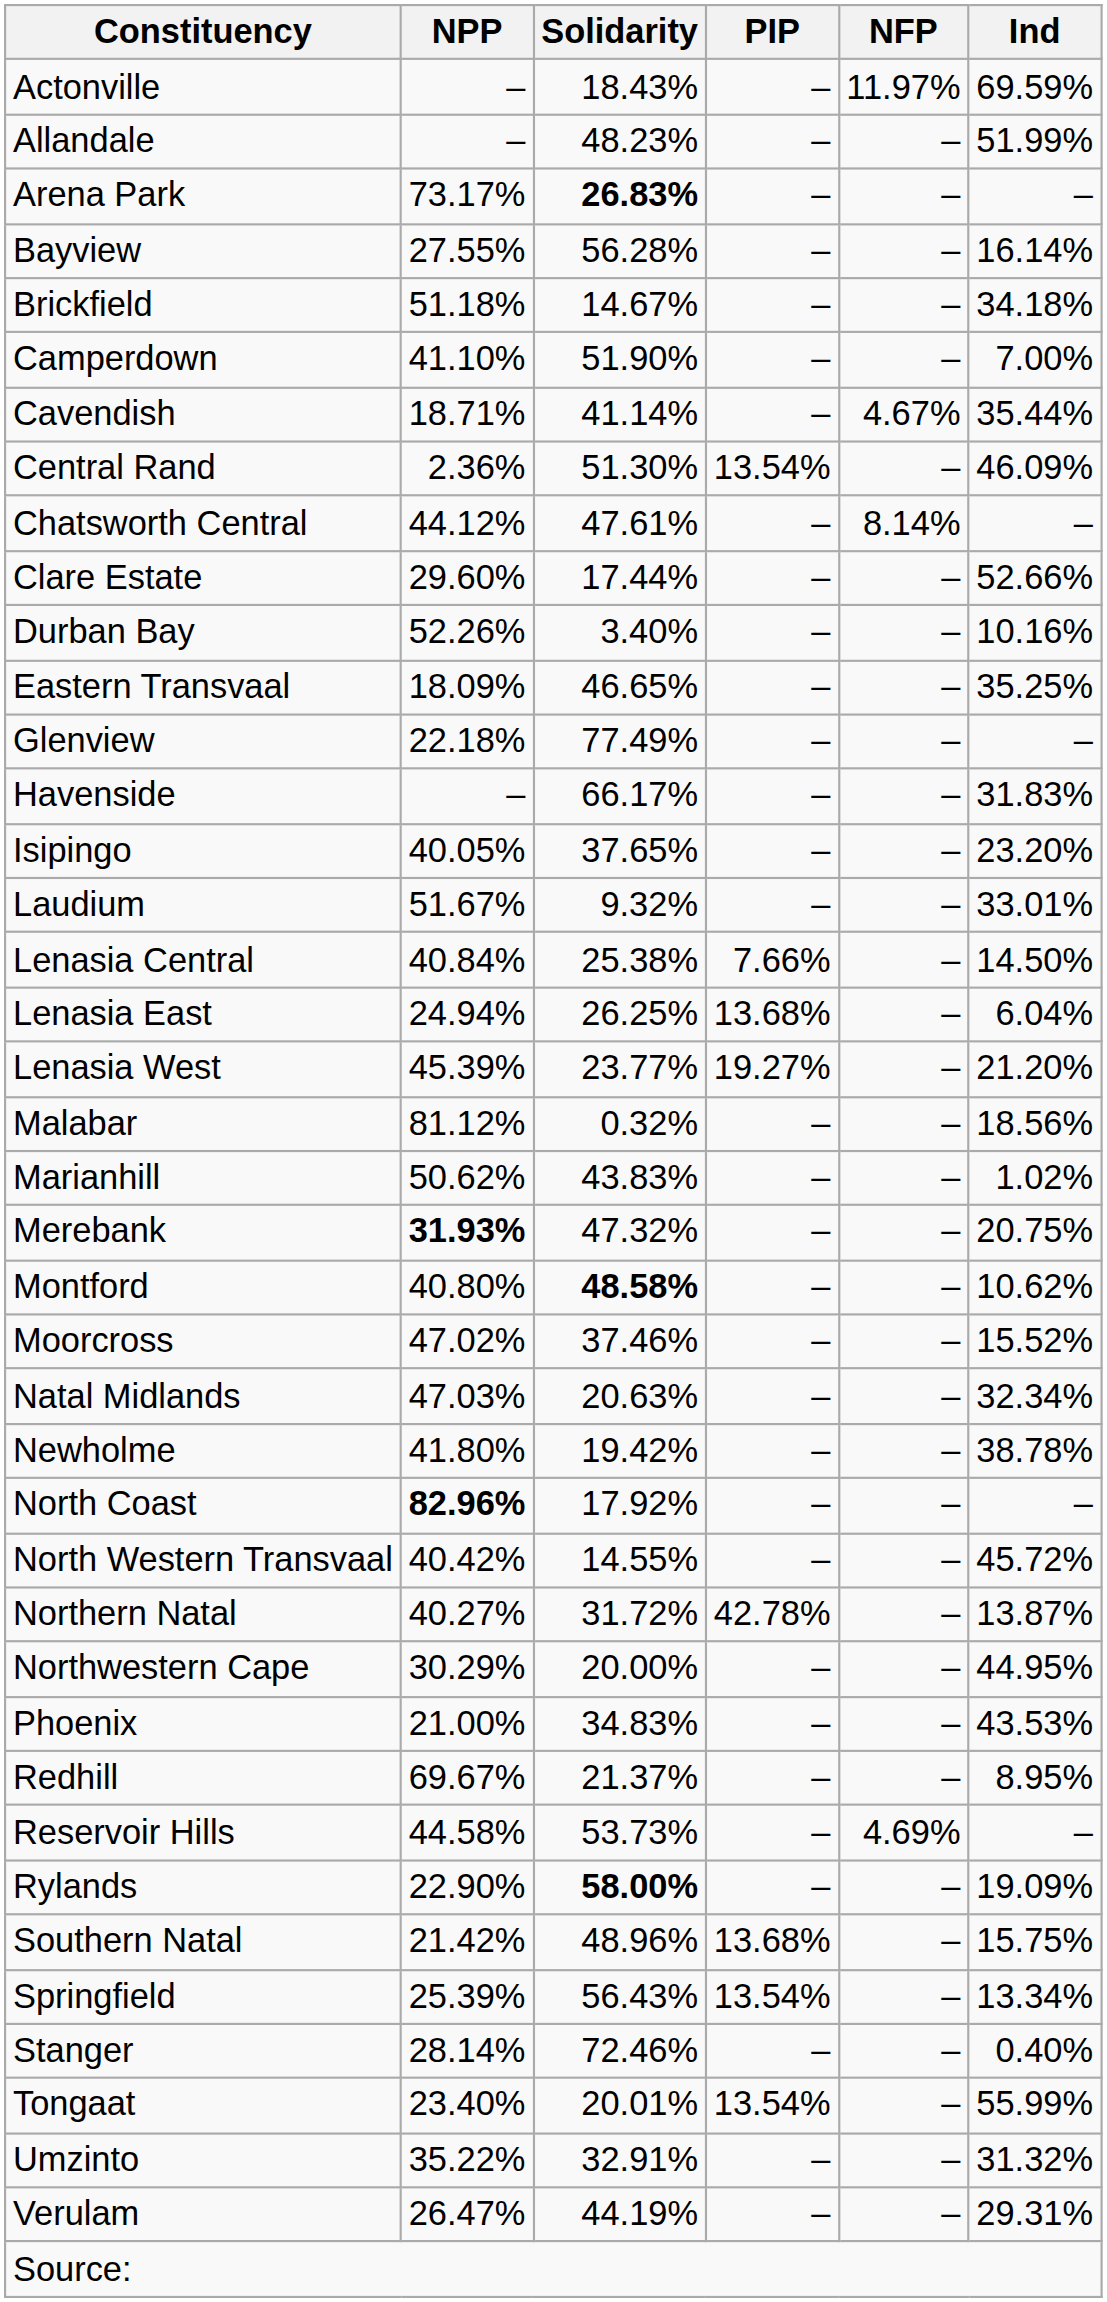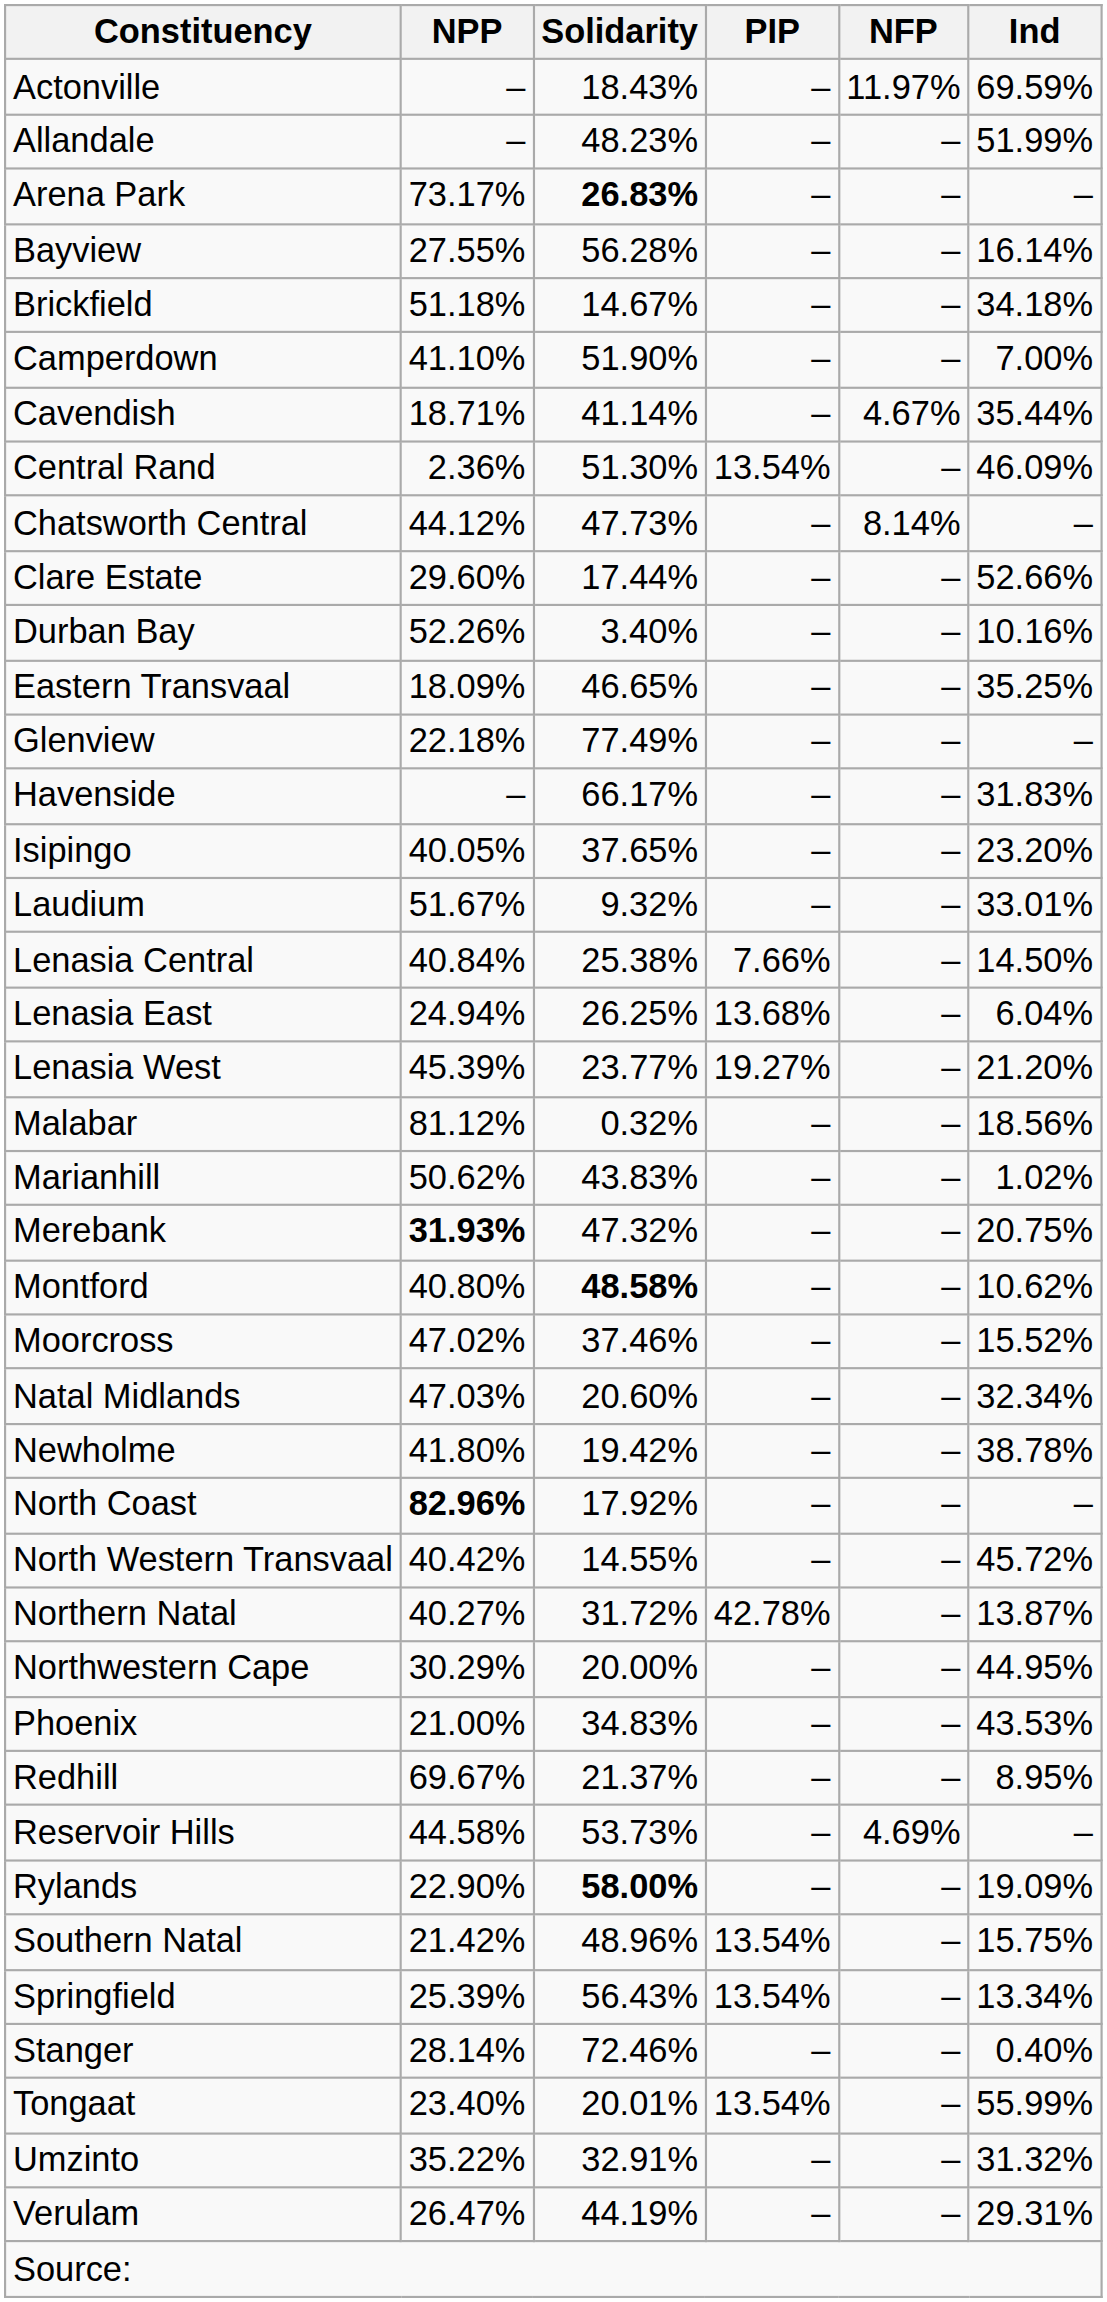(640, 522) 47.61% -> (640, 522) 47.73%
(640, 1395) 20.63% -> (640, 1395) 20.60%
(772, 1941) 13.68% -> (772, 1941) 13.54%
